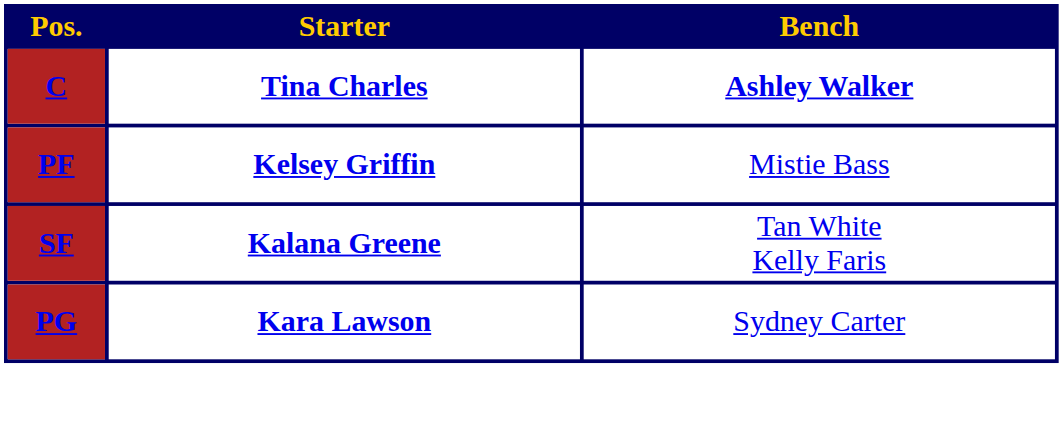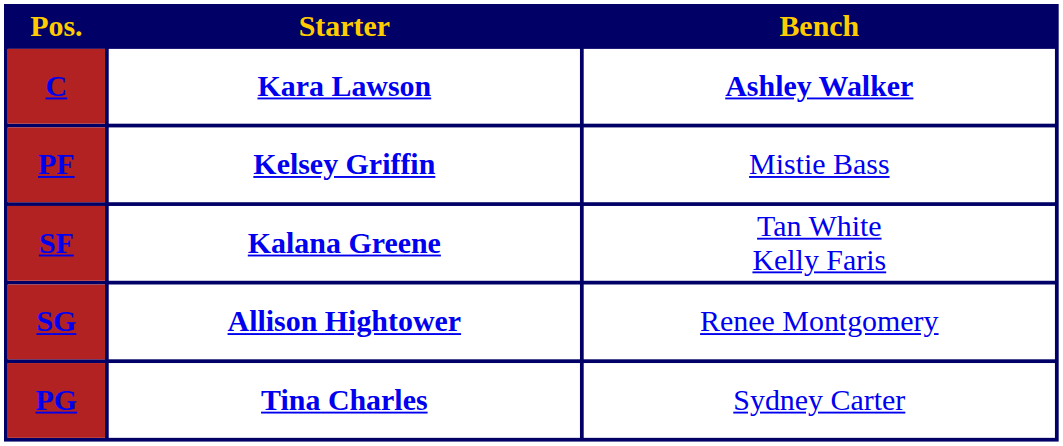(344, 85) Tina Charles -> (344, 85) Kara Lawson
+ row: (56, 321)
(344, 321) Kara Lawson -> (344, 400) Tina Charles
